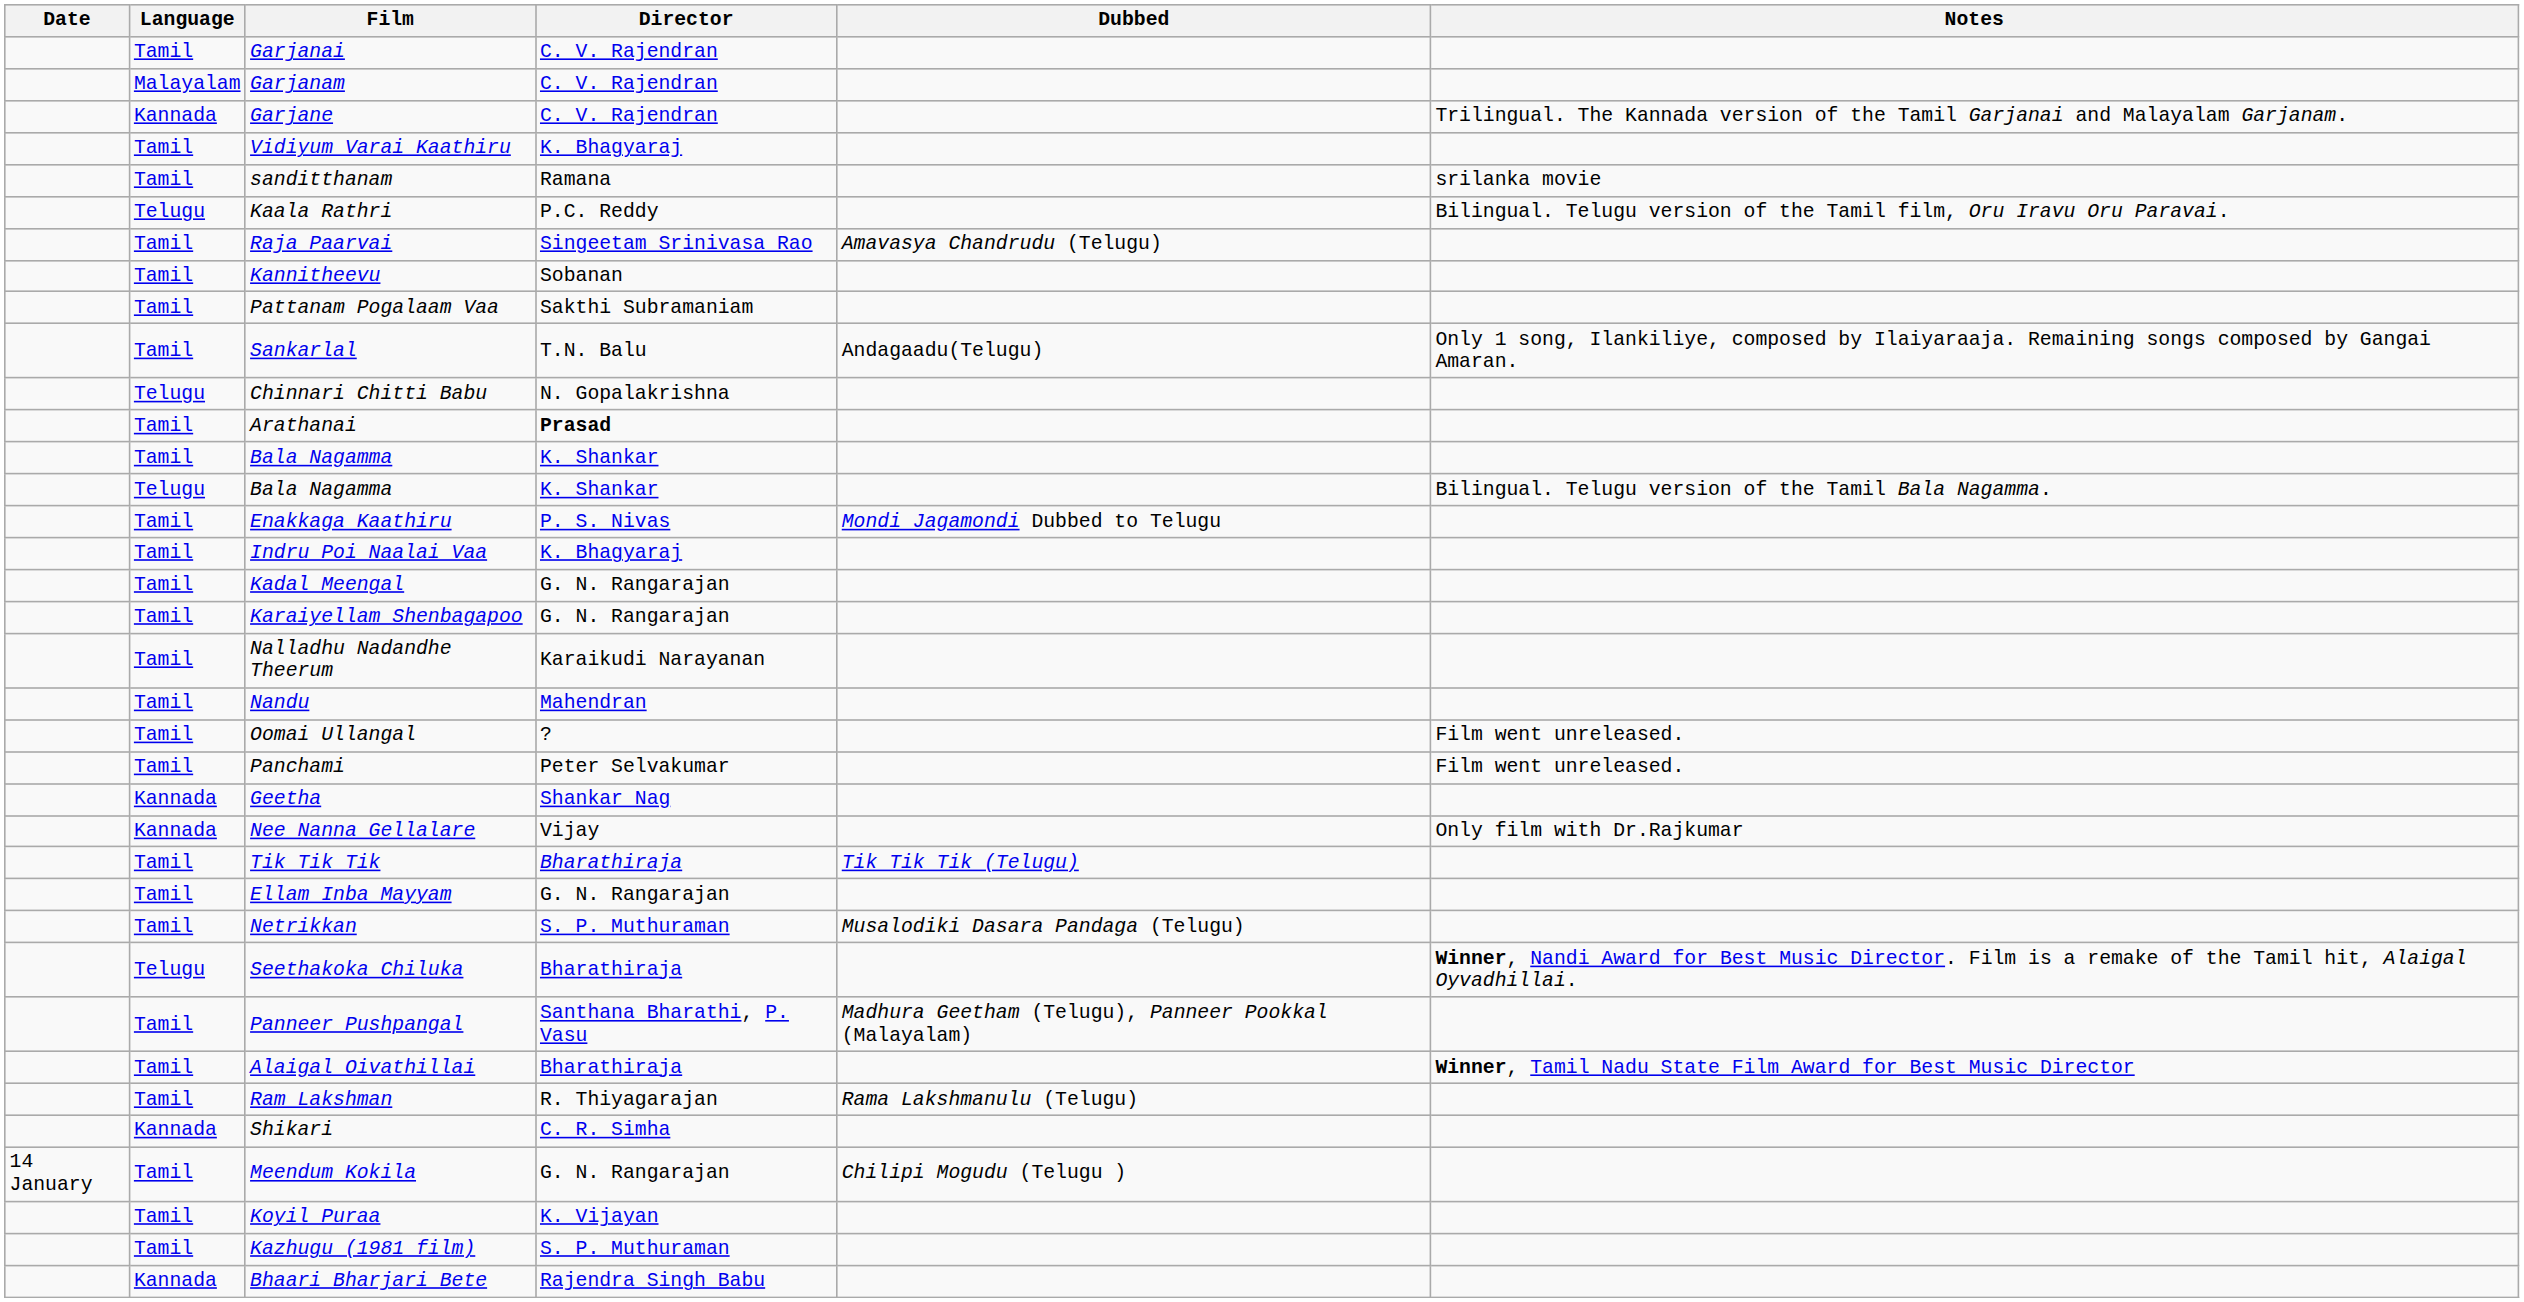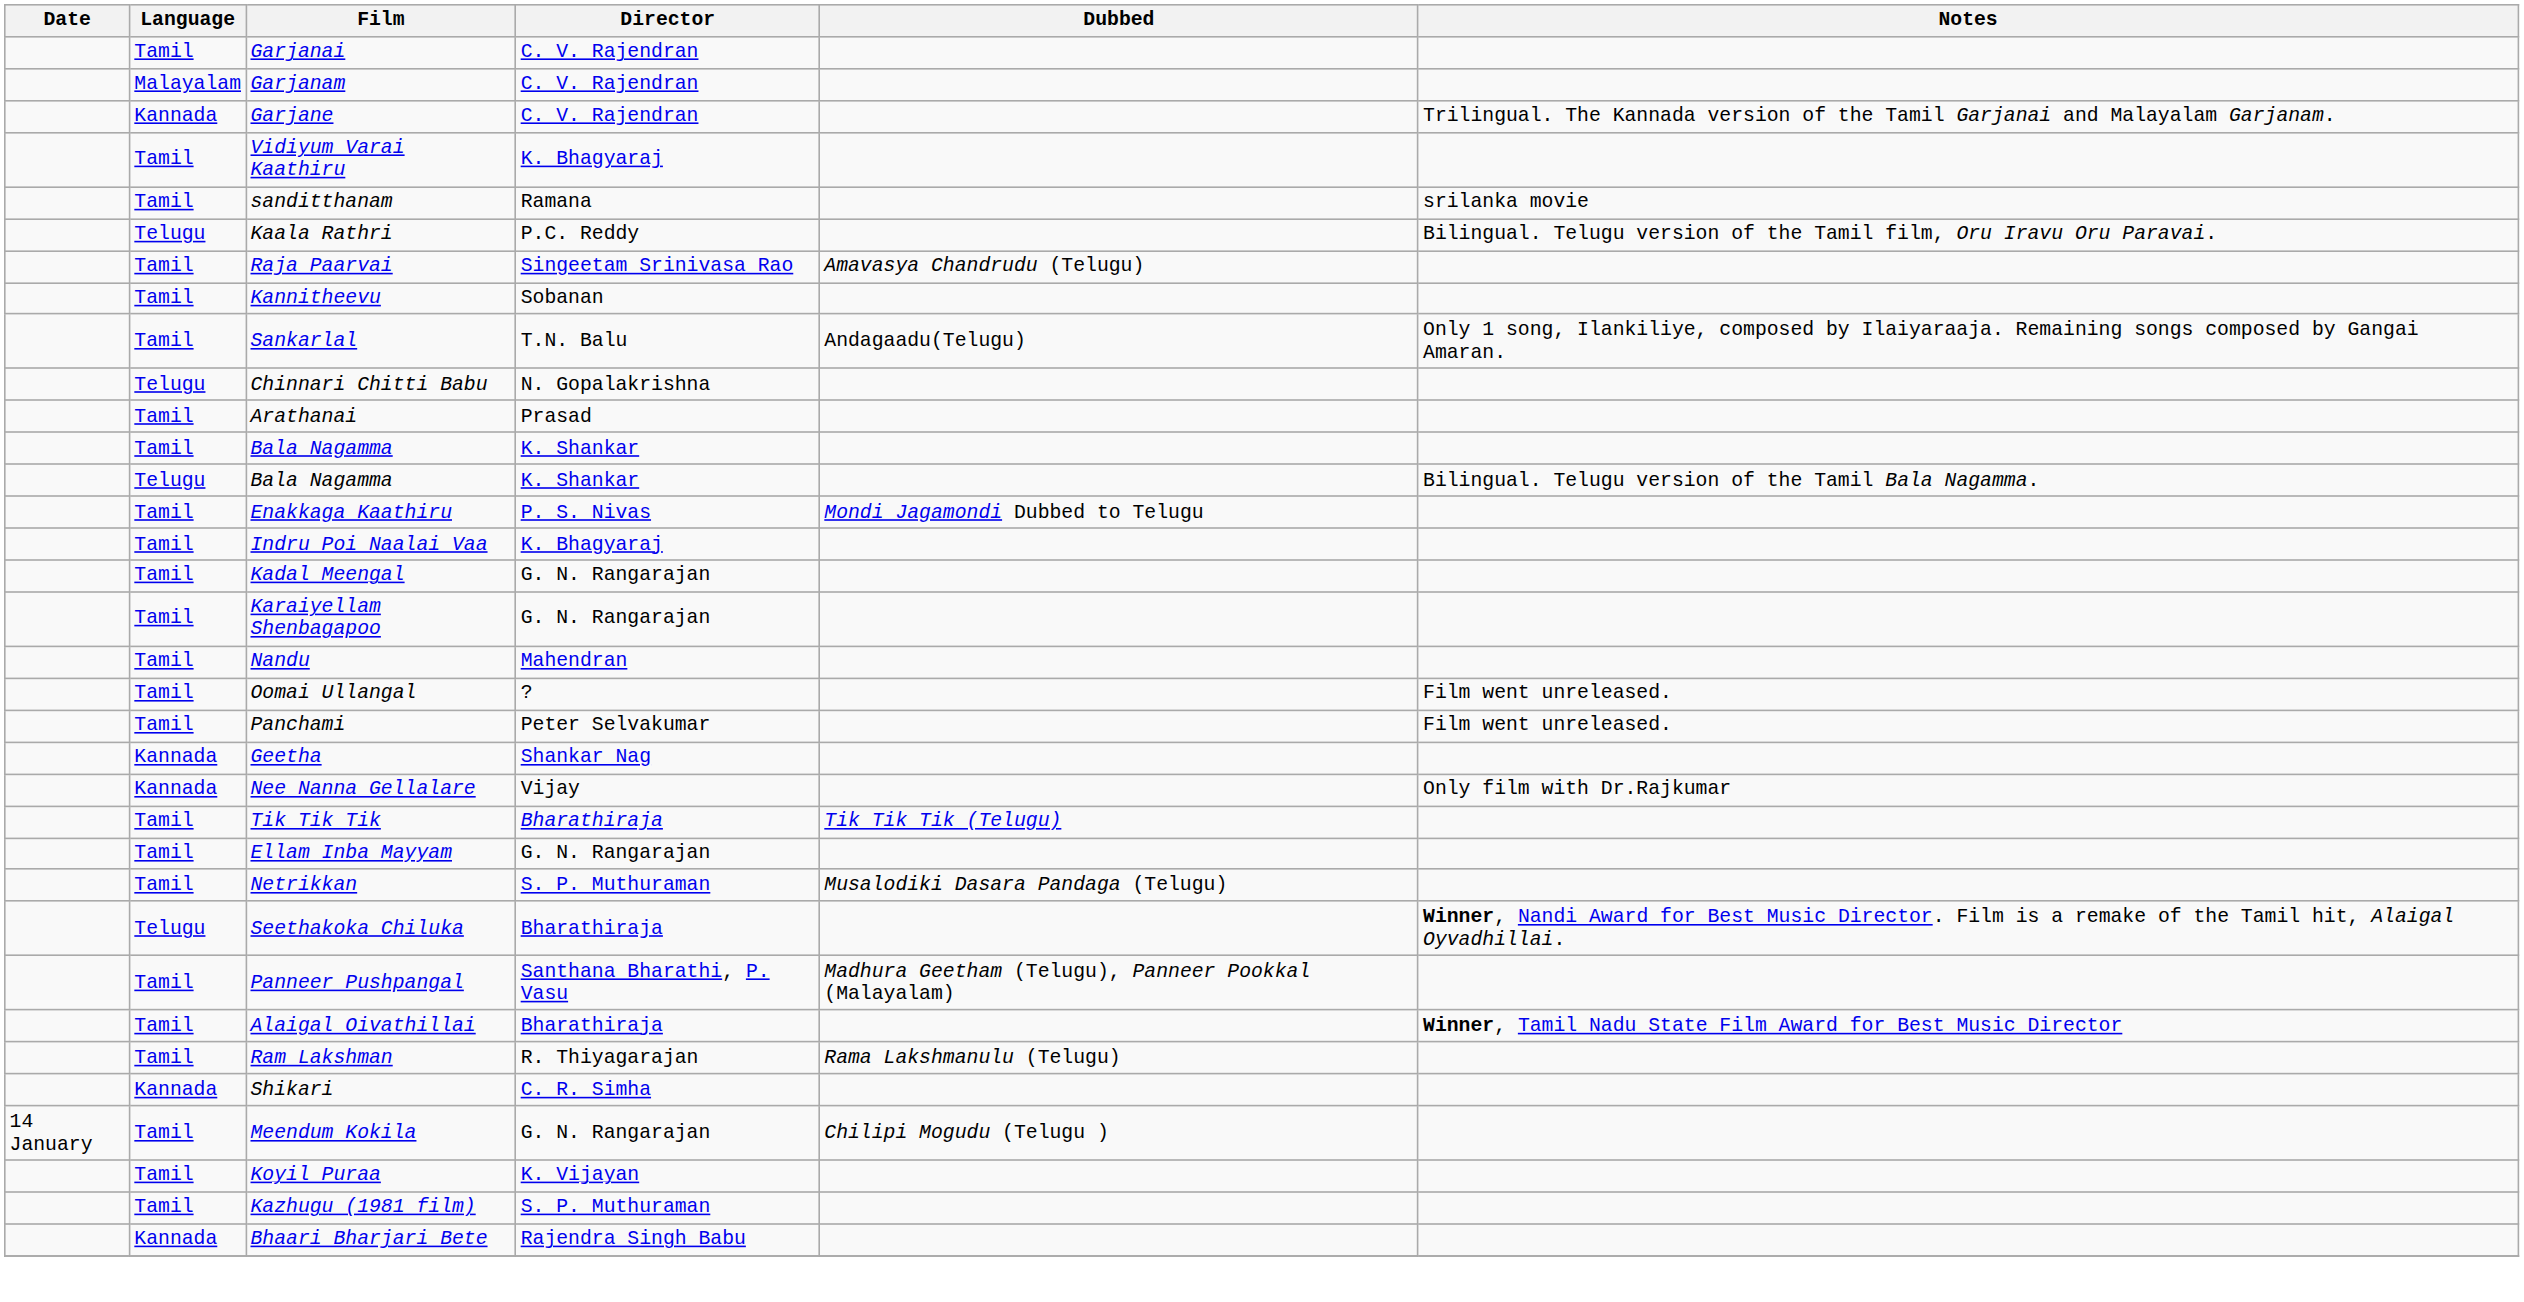- row: (164, 308)
(576, 426) bold -> (556, 417) normal
- row: (164, 661)
